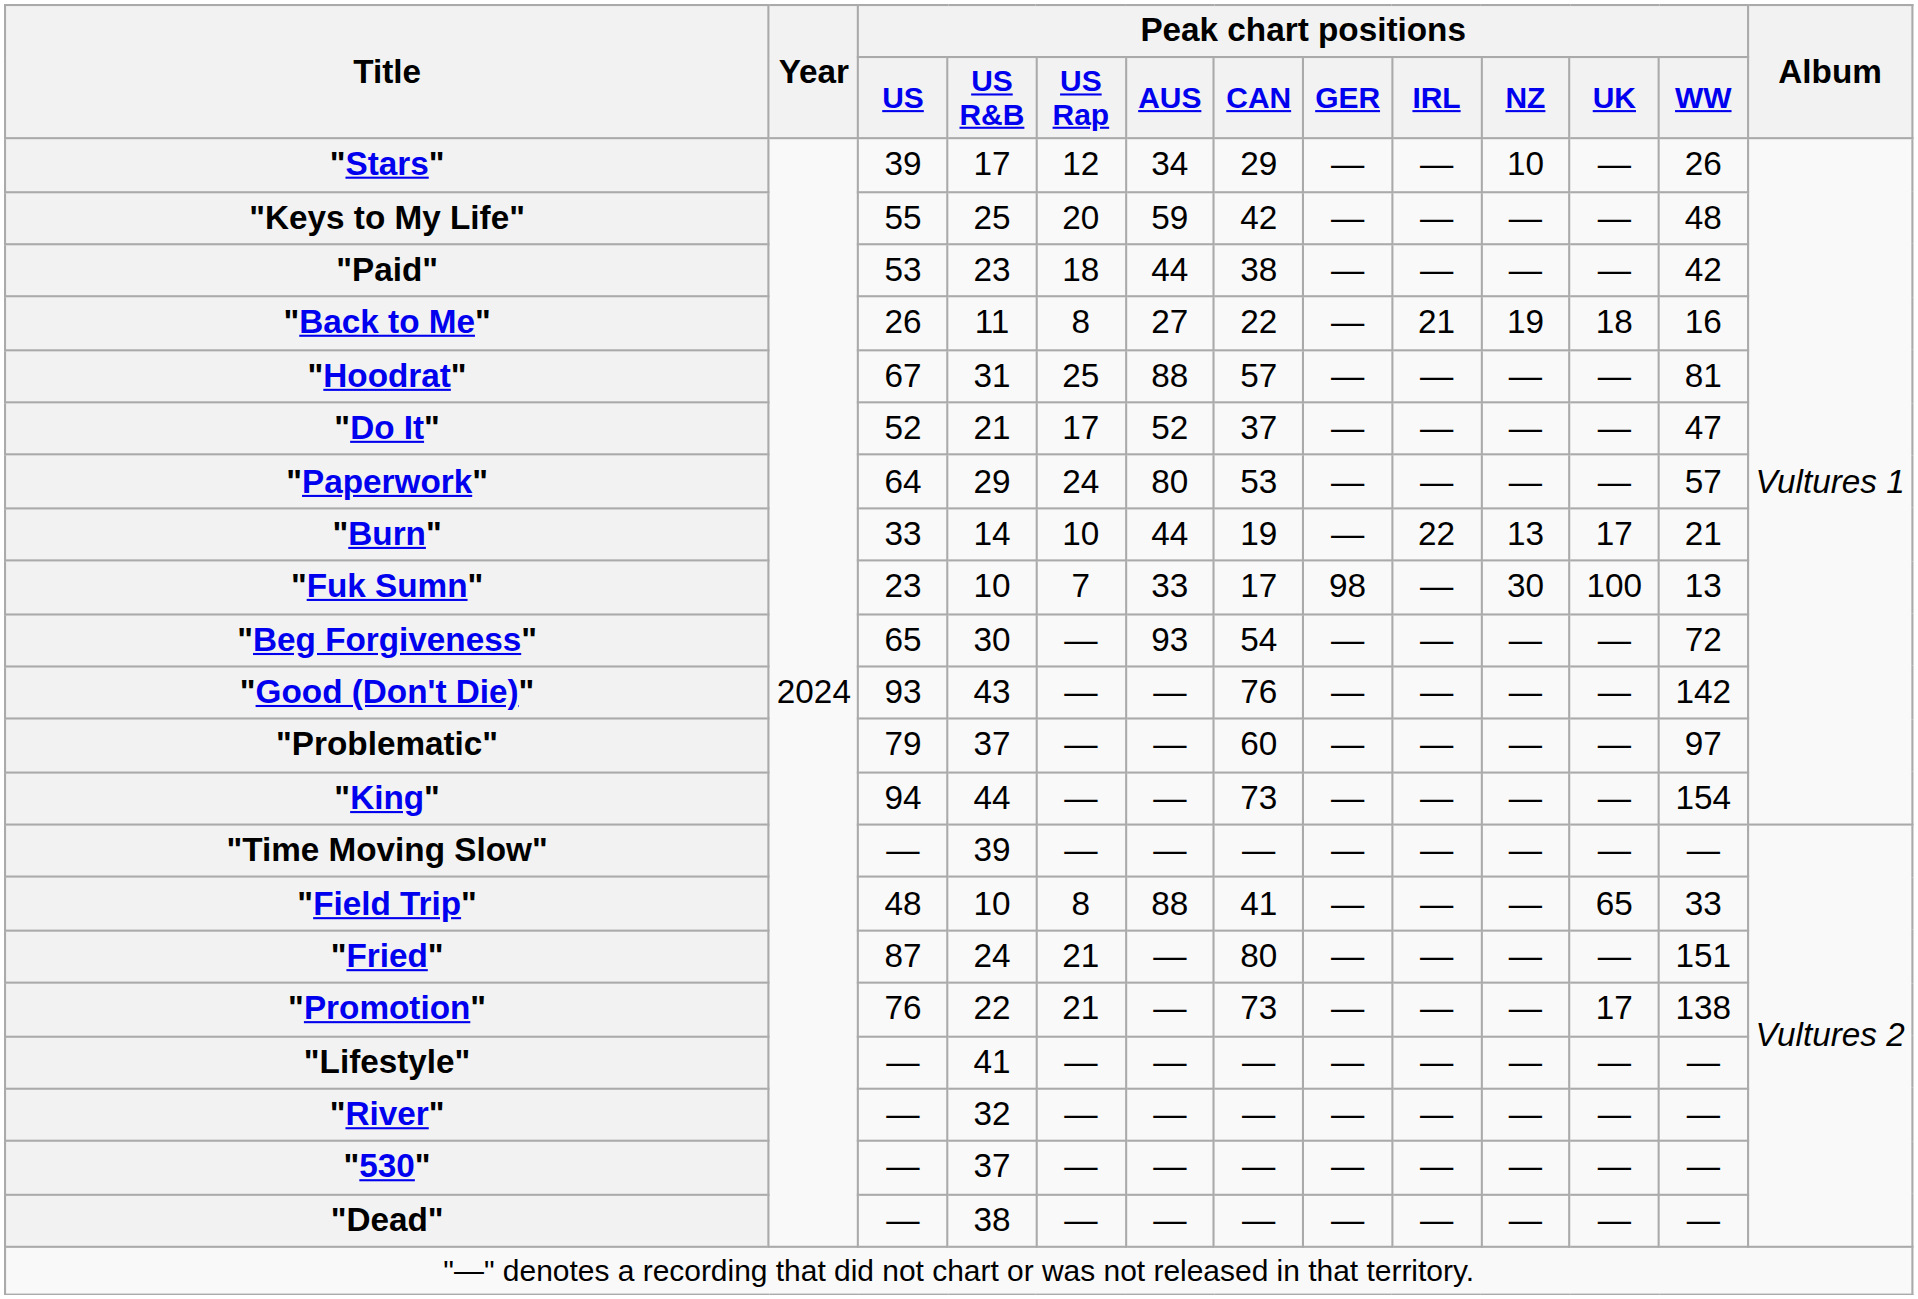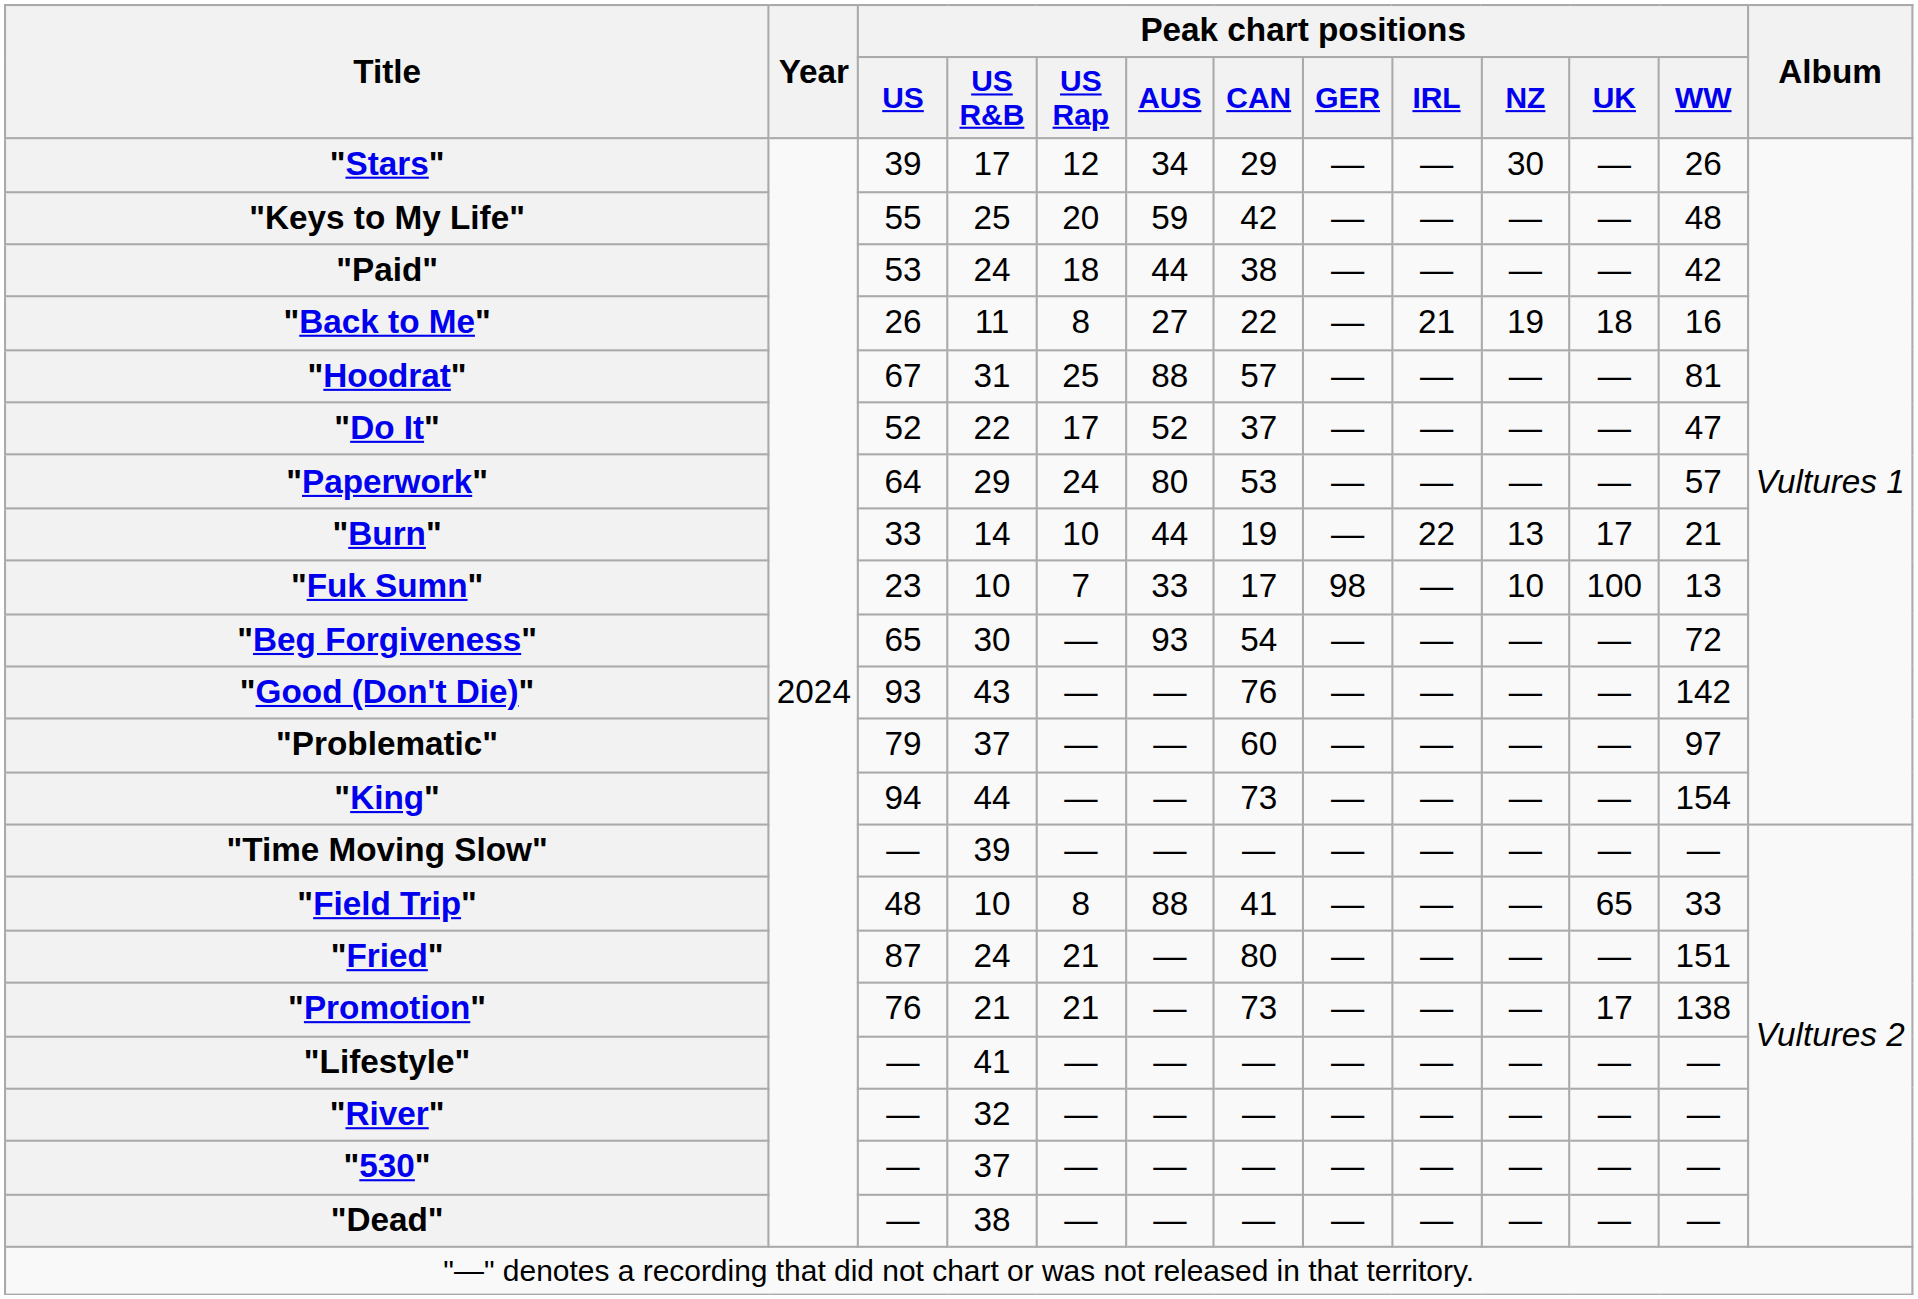(1525, 164) 10 -> (1525, 164) 30
(992, 269) 23 -> (992, 269) 24
(992, 428) 21 -> (992, 428) 22
(1525, 586) 30 -> (1525, 586) 10
(992, 1008) 22 -> (992, 1008) 21
